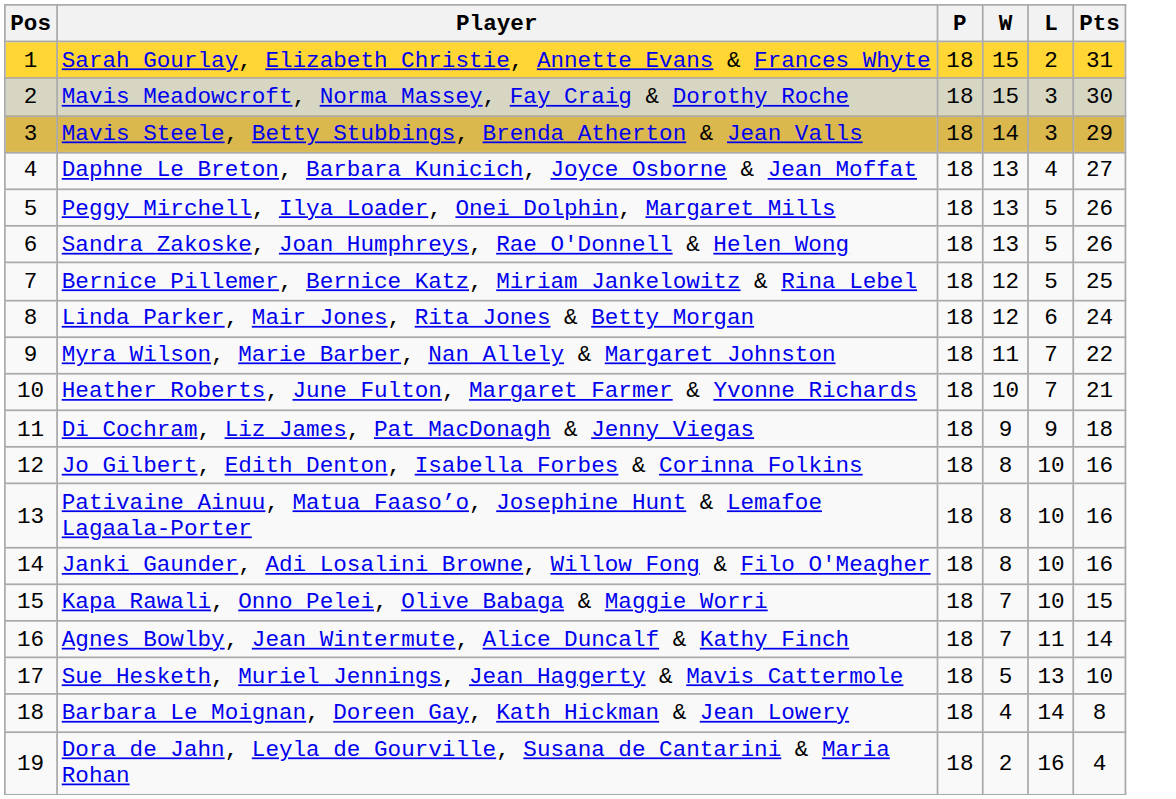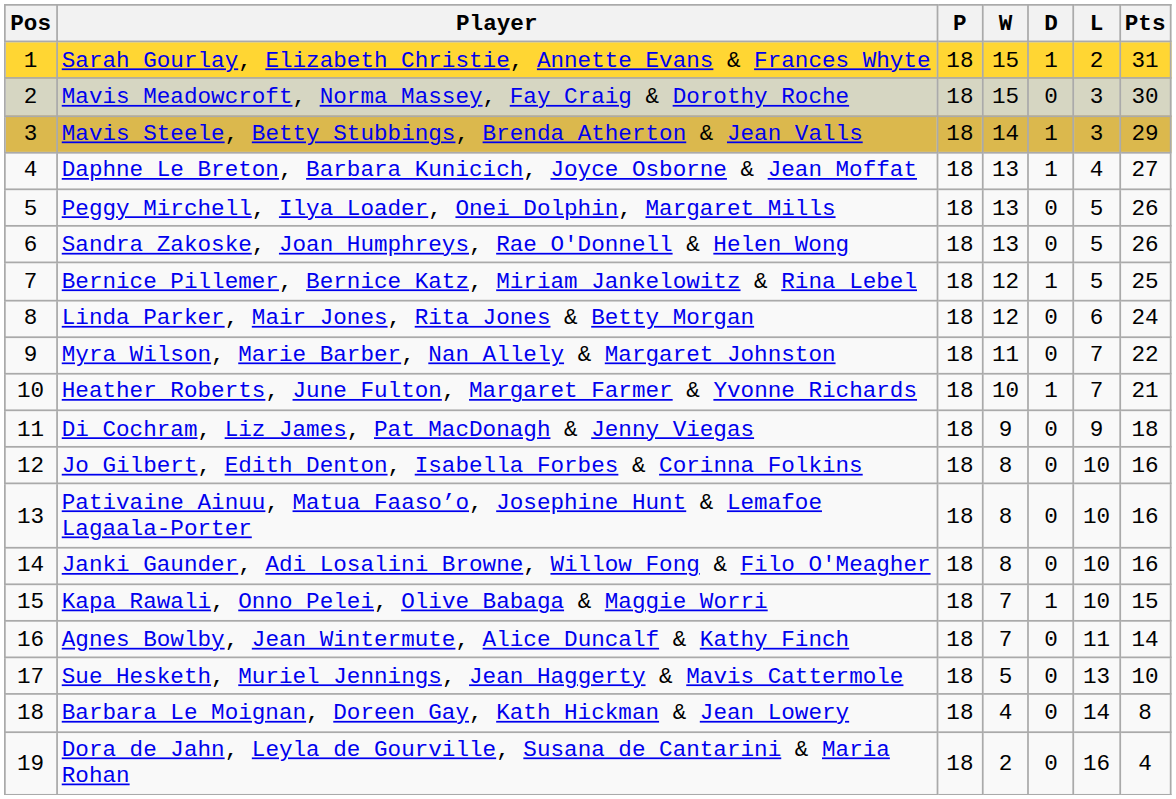+ column: (1051, 23)
